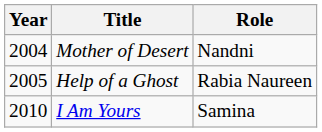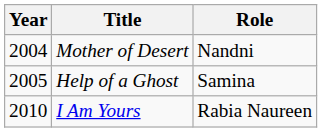(255, 80) Rabia Naureen -> (226, 80) Samina
(226, 111) Samina -> (255, 111) Rabia Naureen
